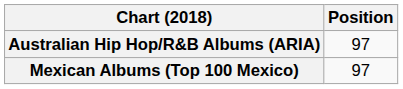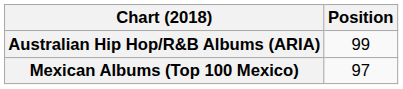(361, 44) 97 -> (361, 44) 99
